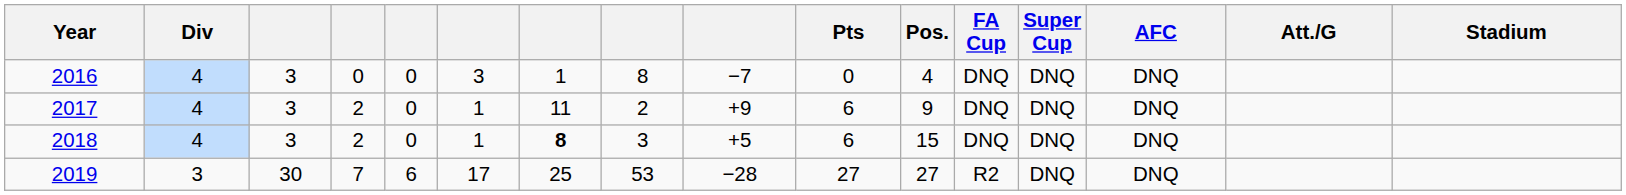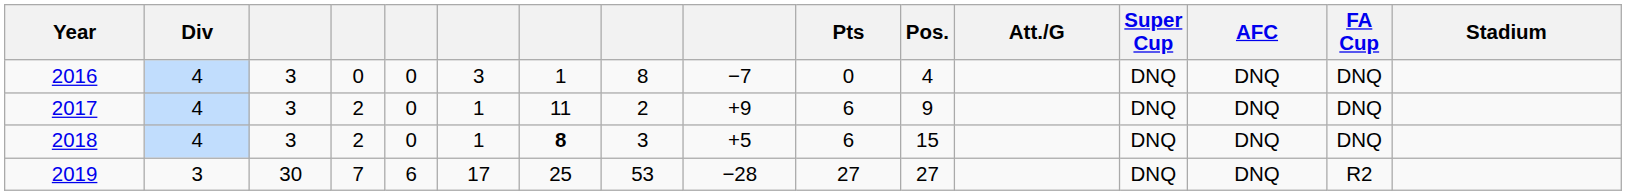columns swapped: (986, 32) <-> (1309, 32)
